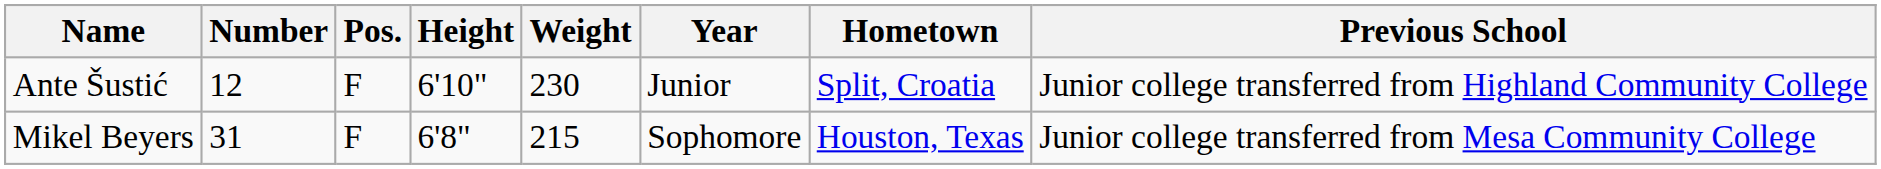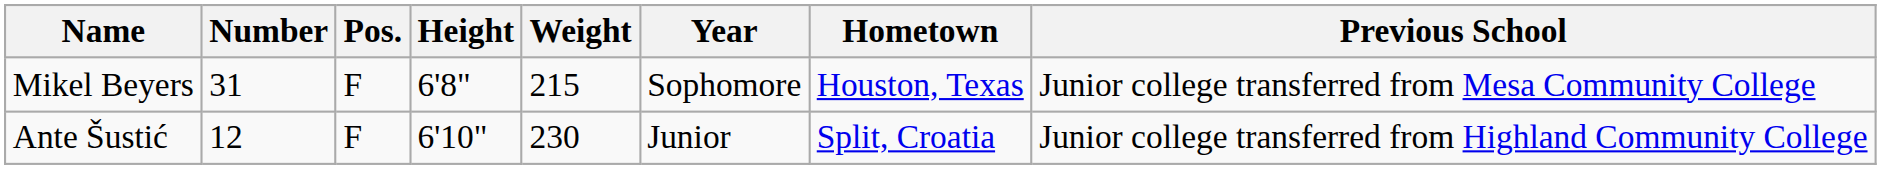rows swapped: (90, 84) <-> (103, 137)
